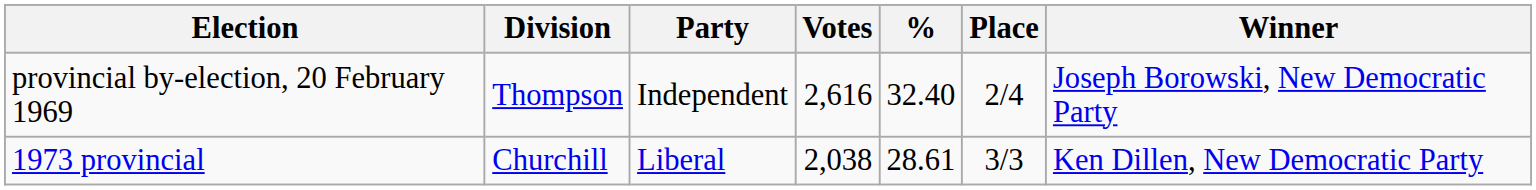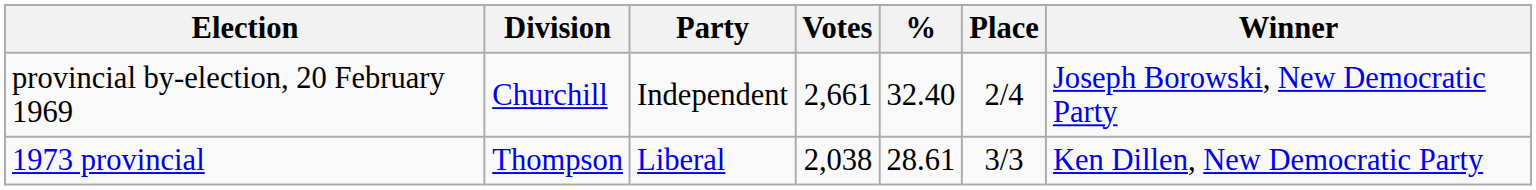(558, 94) Thompson -> (550, 94) Churchill
(838, 94) 2,616 -> (838, 94) 2,661
(550, 160) Churchill -> (558, 160) Thompson
